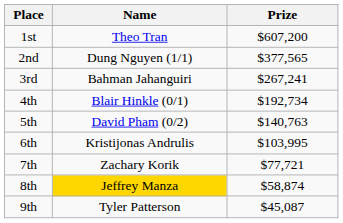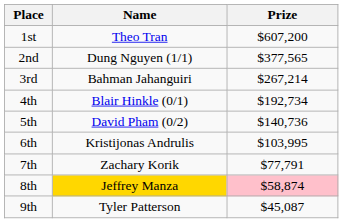(282, 79) $267,241 -> (282, 79) $267,214
(282, 121) $140,763 -> (282, 121) $140,736
(282, 164) $77,721 -> (282, 164) $77,791
(282, 185) no background -> (282, 185) pink background
